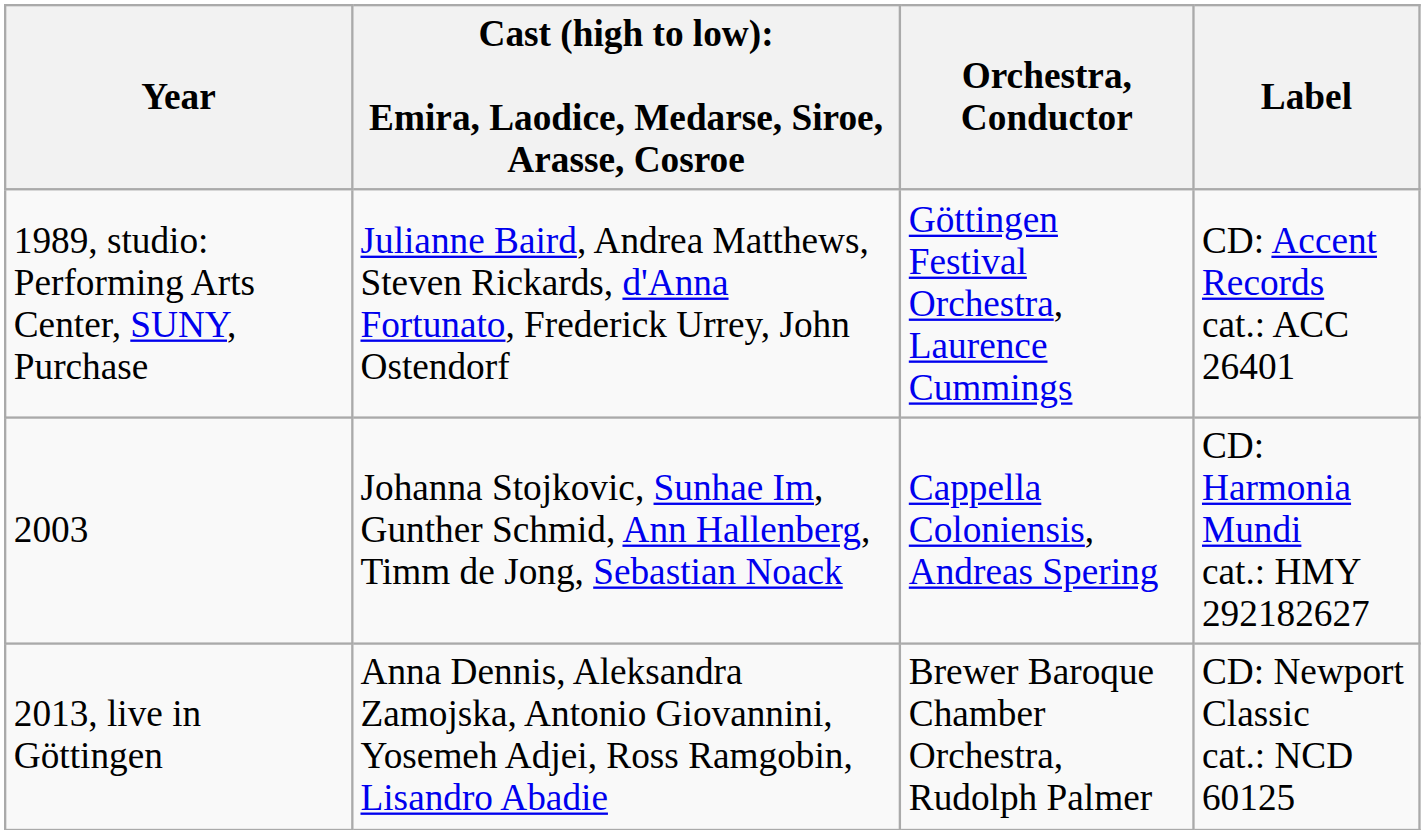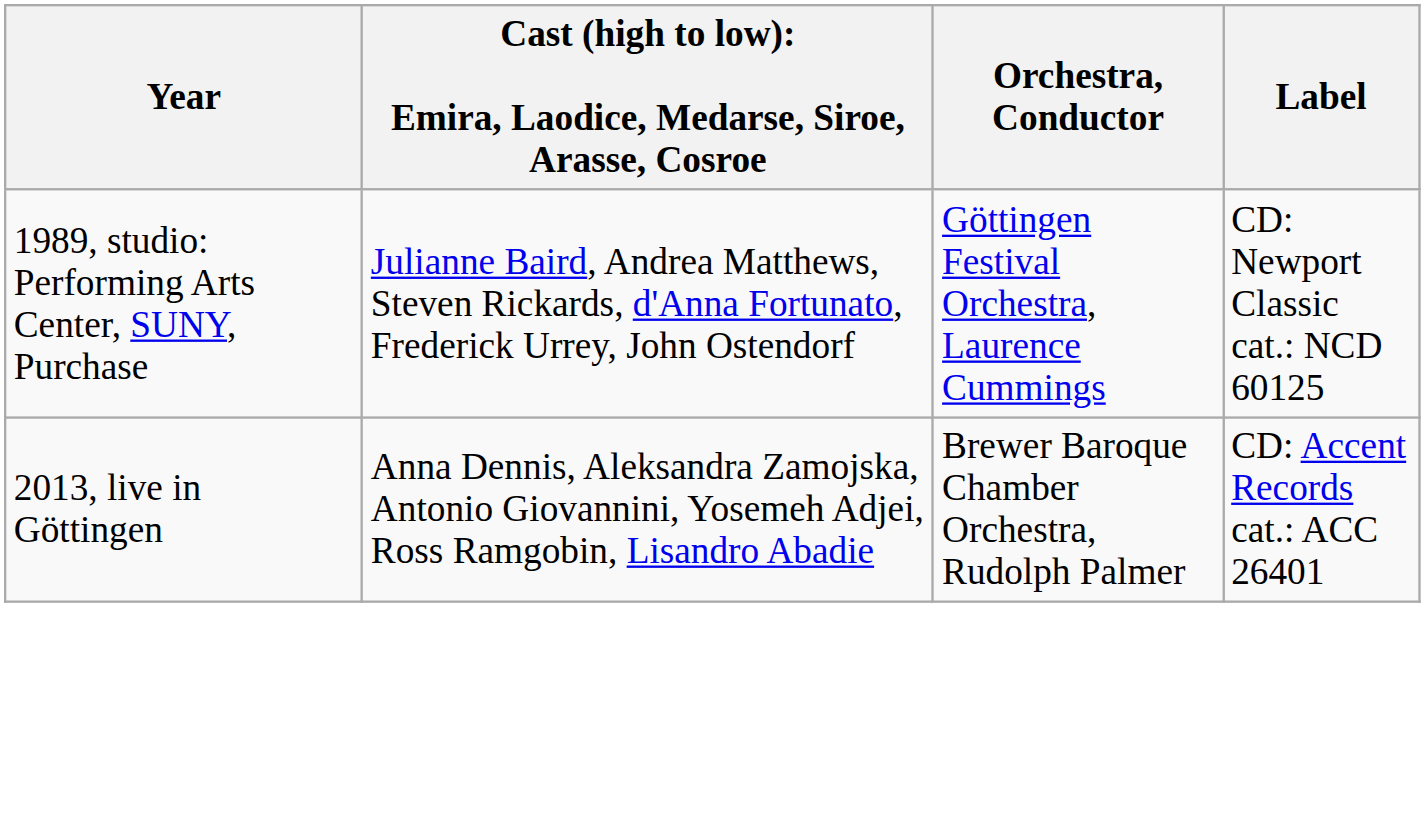(1289, 302) CD: Accent Records cat.: ACC 26401 -> (1307, 302) CD: Newport Classic cat.: NCD 60125
- row: (51, 529)
(1303, 735) CD: Newport Classic cat.: NCD 60125 -> (1319, 508) CD: Accent Records cat.: ACC 26401
